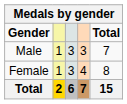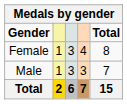rows swapped: (29, 52) <-> (29, 70)
